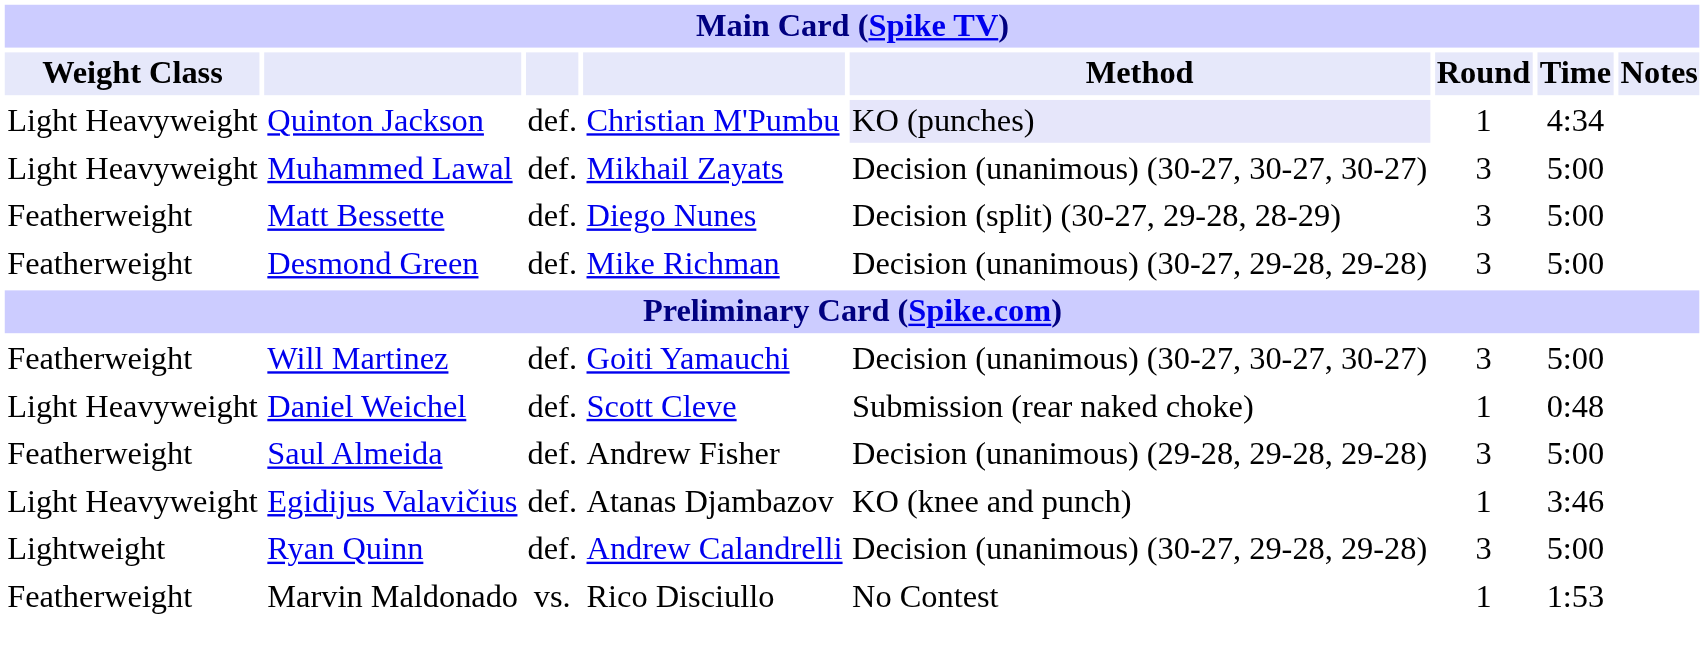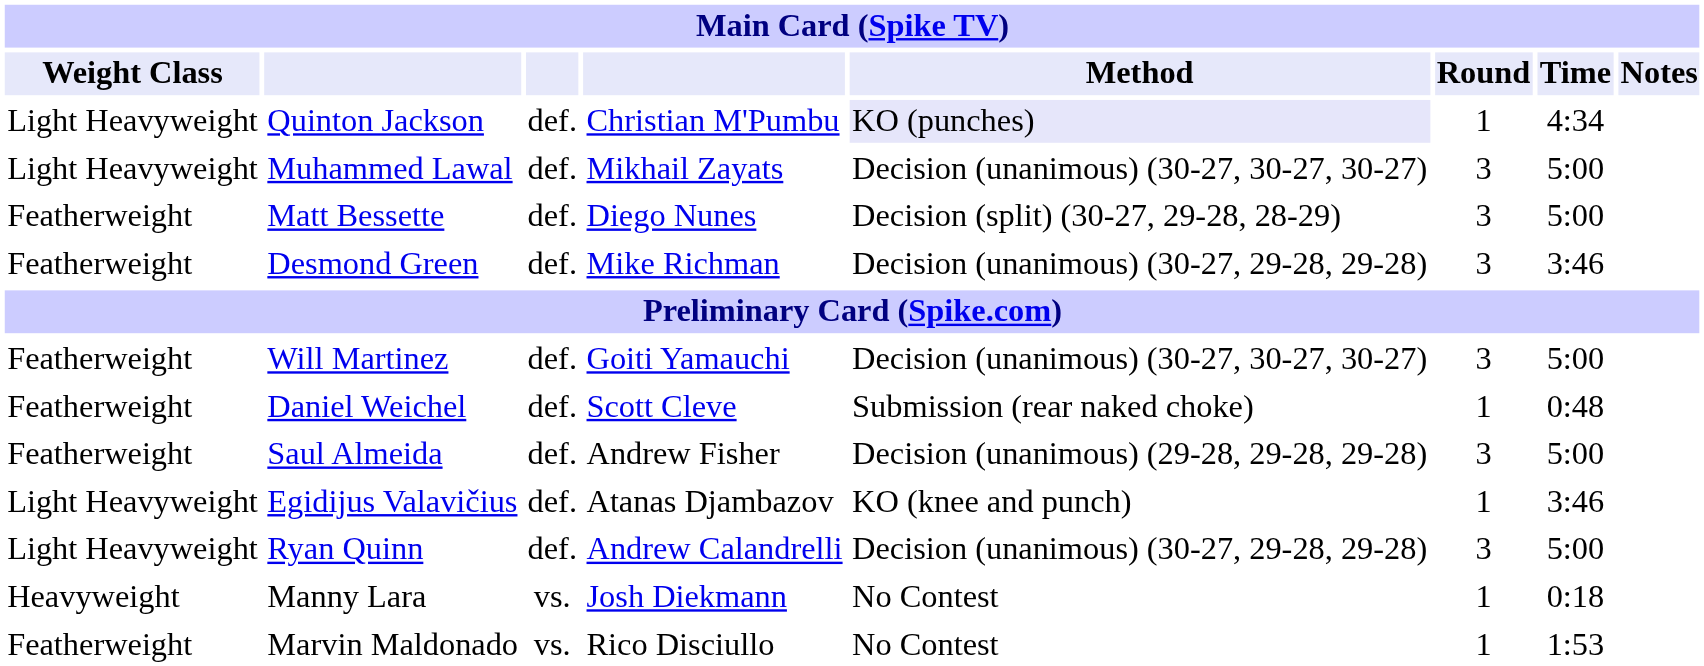(1575, 263) 5:00 -> (1575, 263) 3:46
(132, 406) Light Heavyweight -> (100, 406) Featherweight
(86, 549) Lightweight -> (132, 549) Light Heavyweight
+ row: (347, 596)
